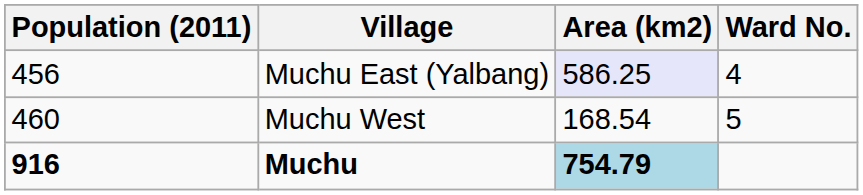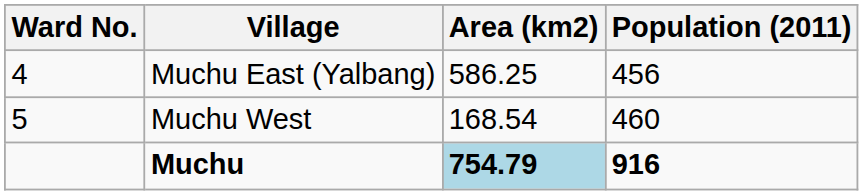columns swapped: (788, 27) <-> (131, 27)
(607, 73) lavender background -> (493, 73) no background
